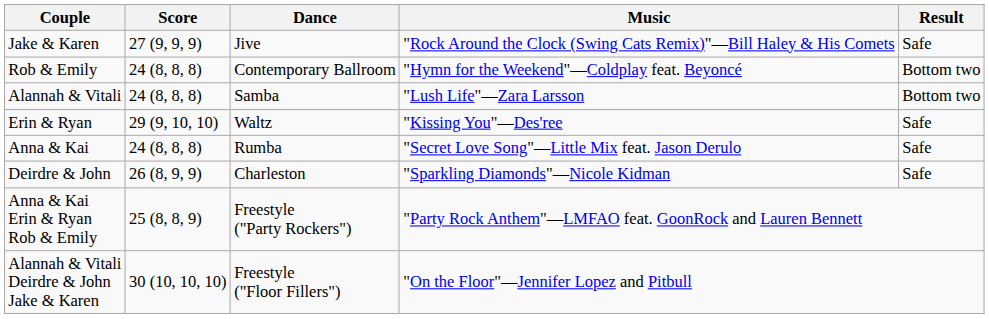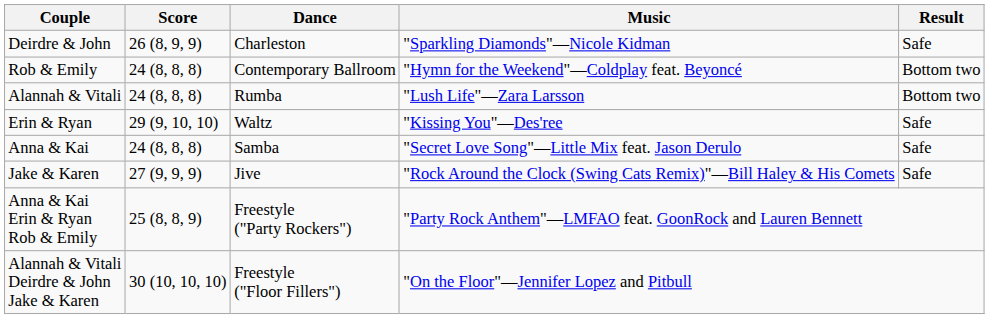rows swapped: (54, 43) <-> (60, 174)
(257, 95) Samba -> (258, 95) Rumba
(258, 148) Rumba -> (257, 148) Samba
